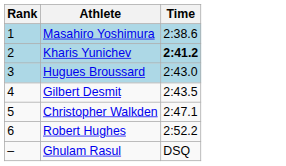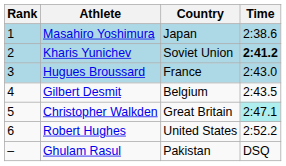+ column: (200, 14)
(180, 111) no background -> (260, 111) paleturquoise background
